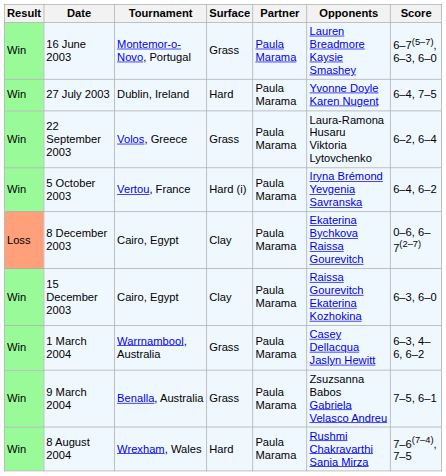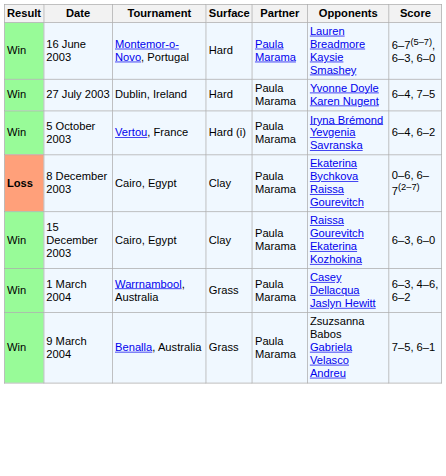(224, 50) Grass -> (221, 50) Hard
- row: (74, 138)
(19, 239) normal -> (20, 182) bold
- row: (68, 448)
